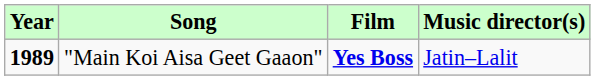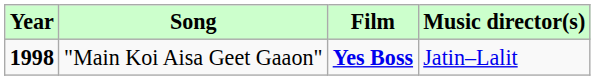(32, 57) 1989 -> (32, 57) 1998
